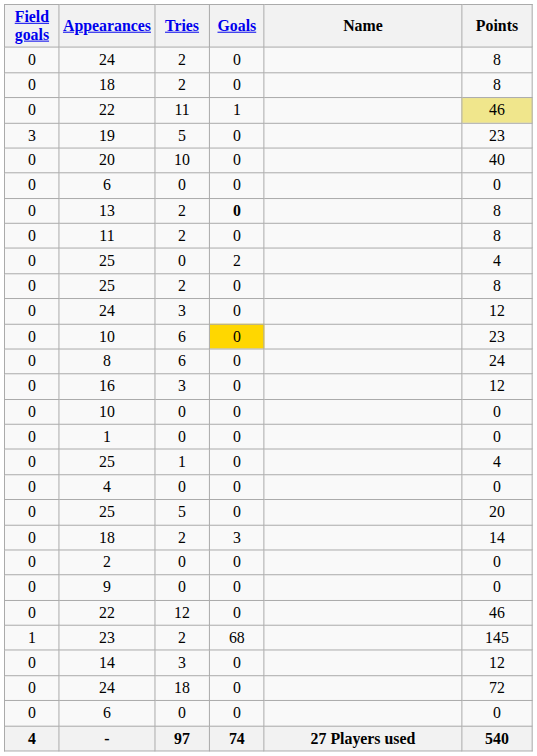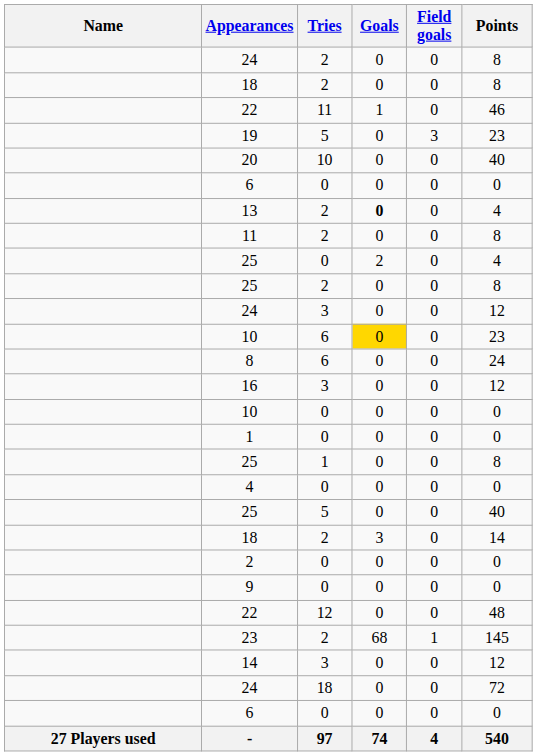columns swapped: (363, 25) <-> (32, 25)
(497, 110) khaki background -> (497, 110) no background
(497, 210) 8 -> (497, 210) 4
(497, 461) 4 -> (497, 461) 8
(497, 512) 20 -> (497, 512) 40
(497, 612) 46 -> (497, 612) 48
